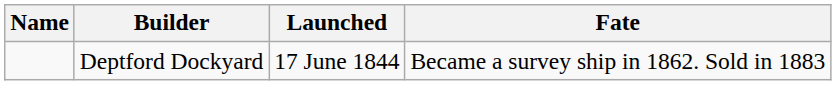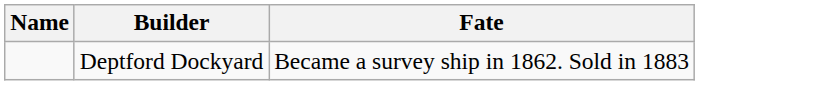- column: (337, 23)
